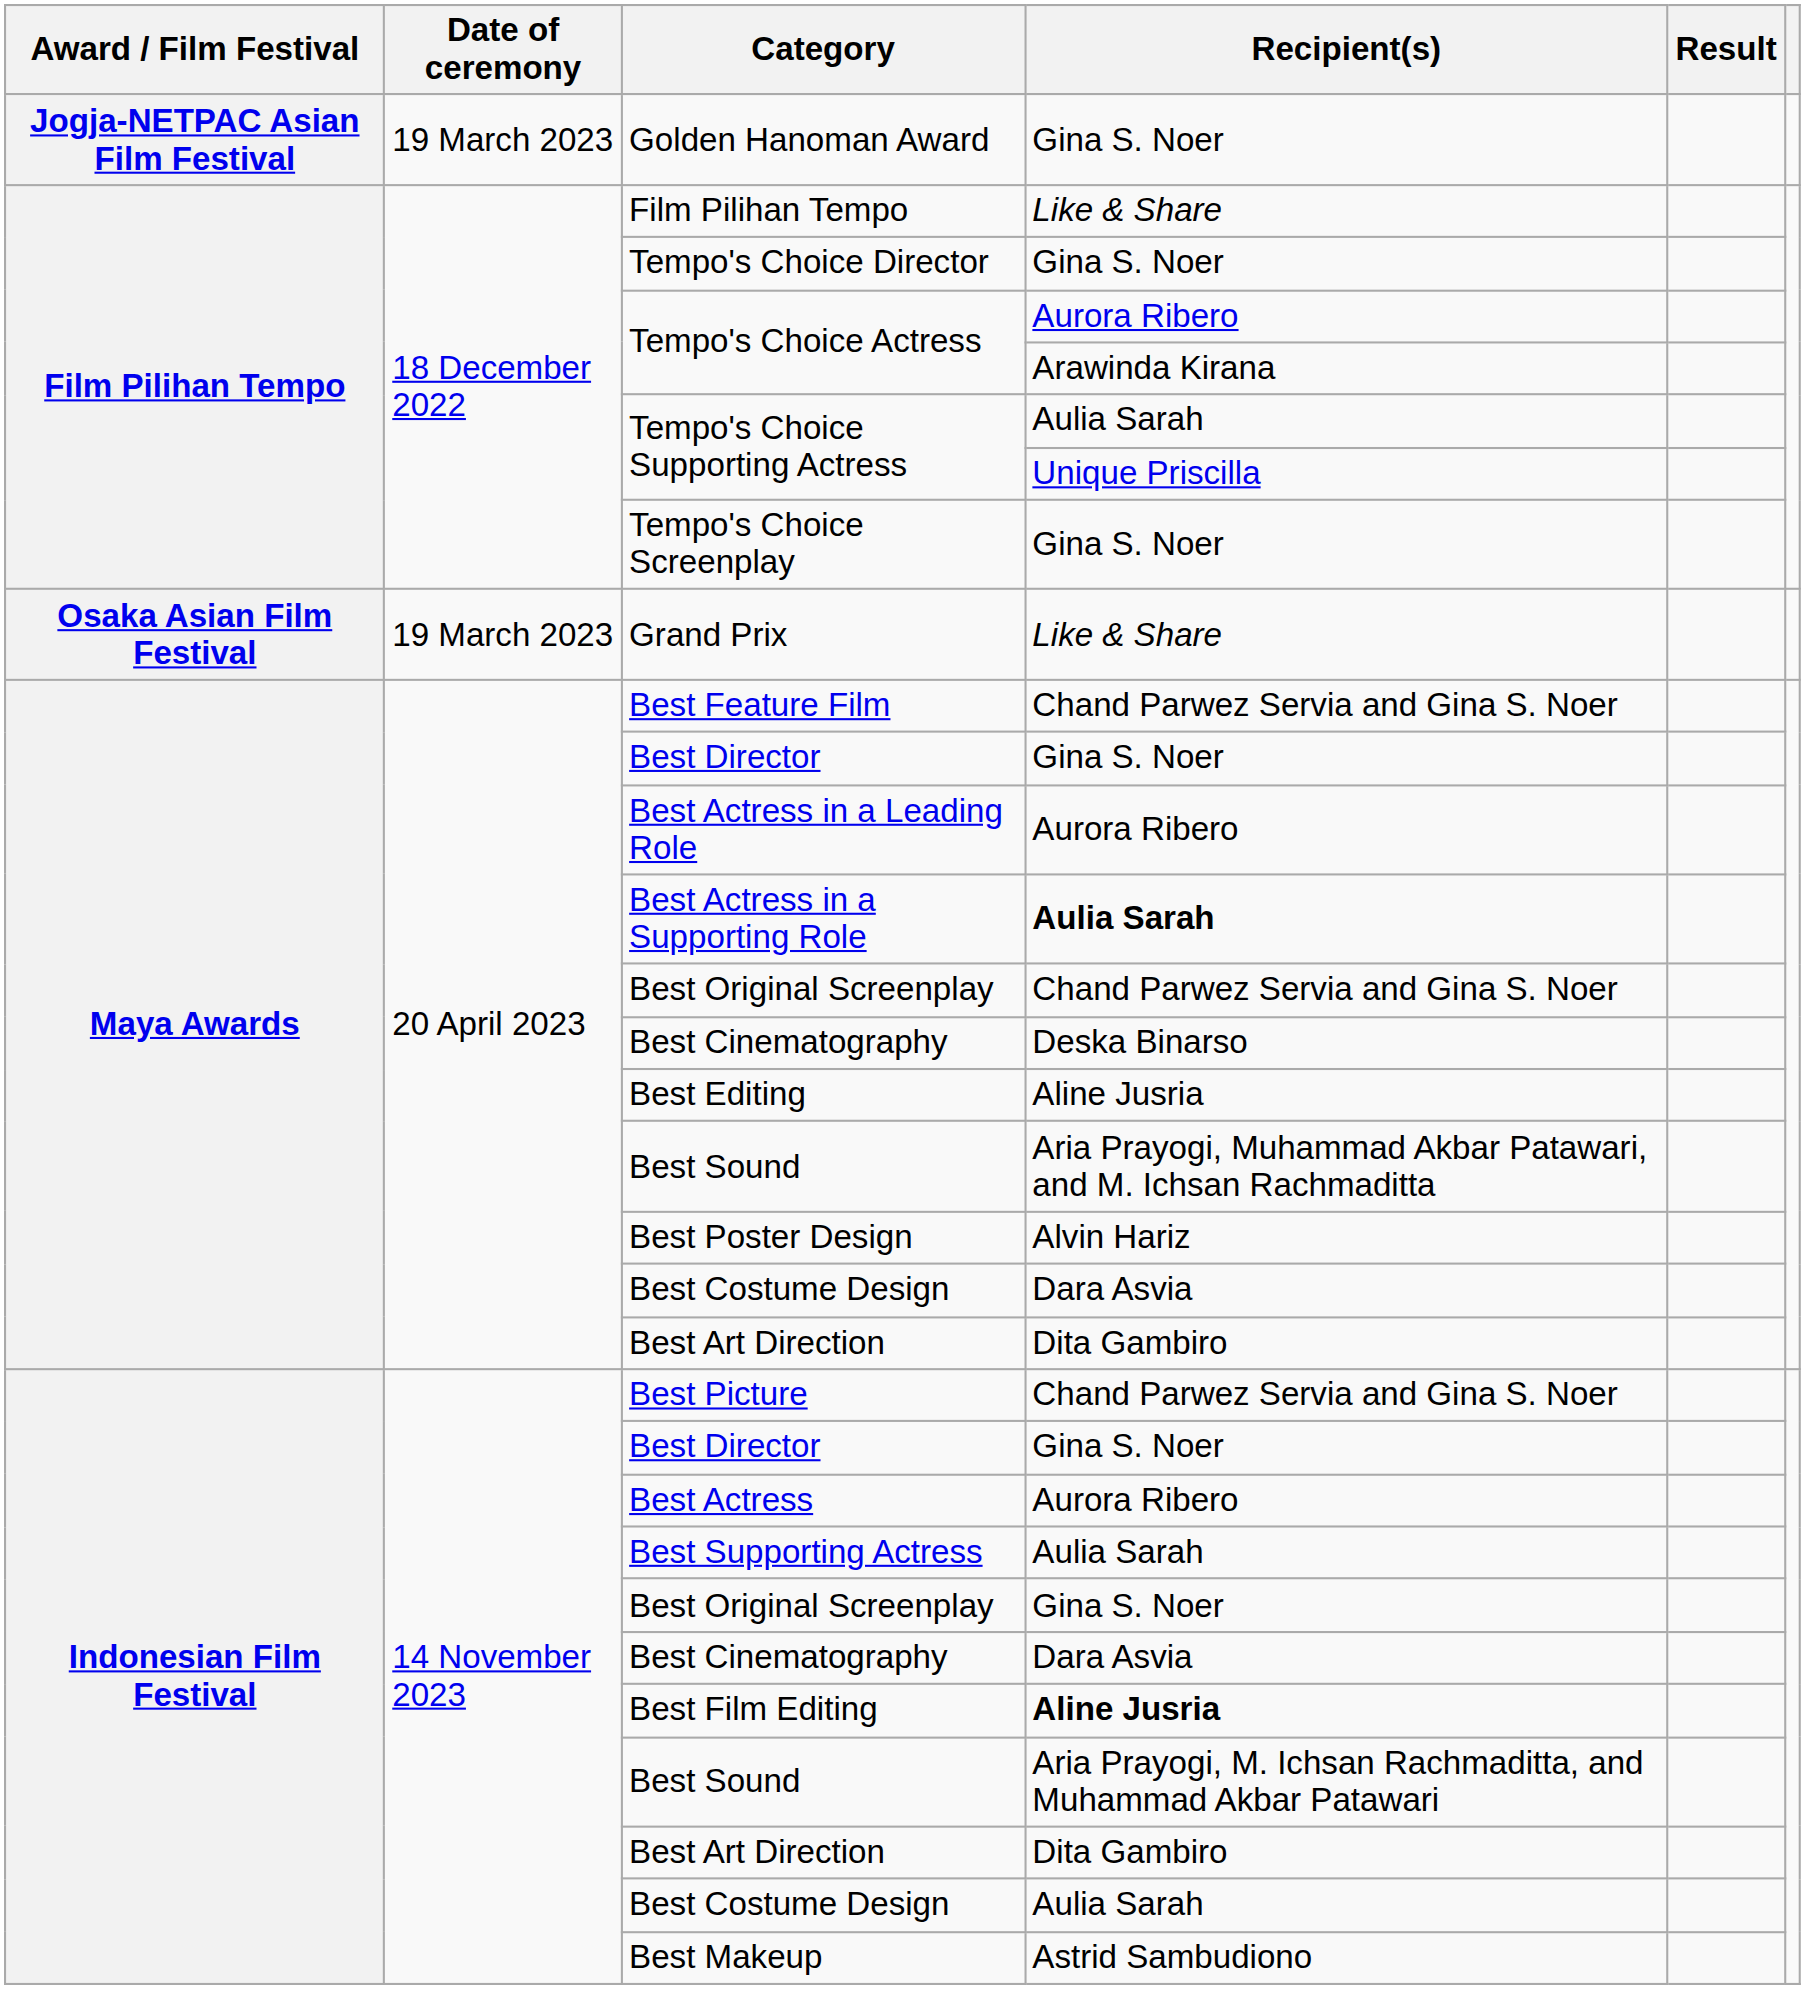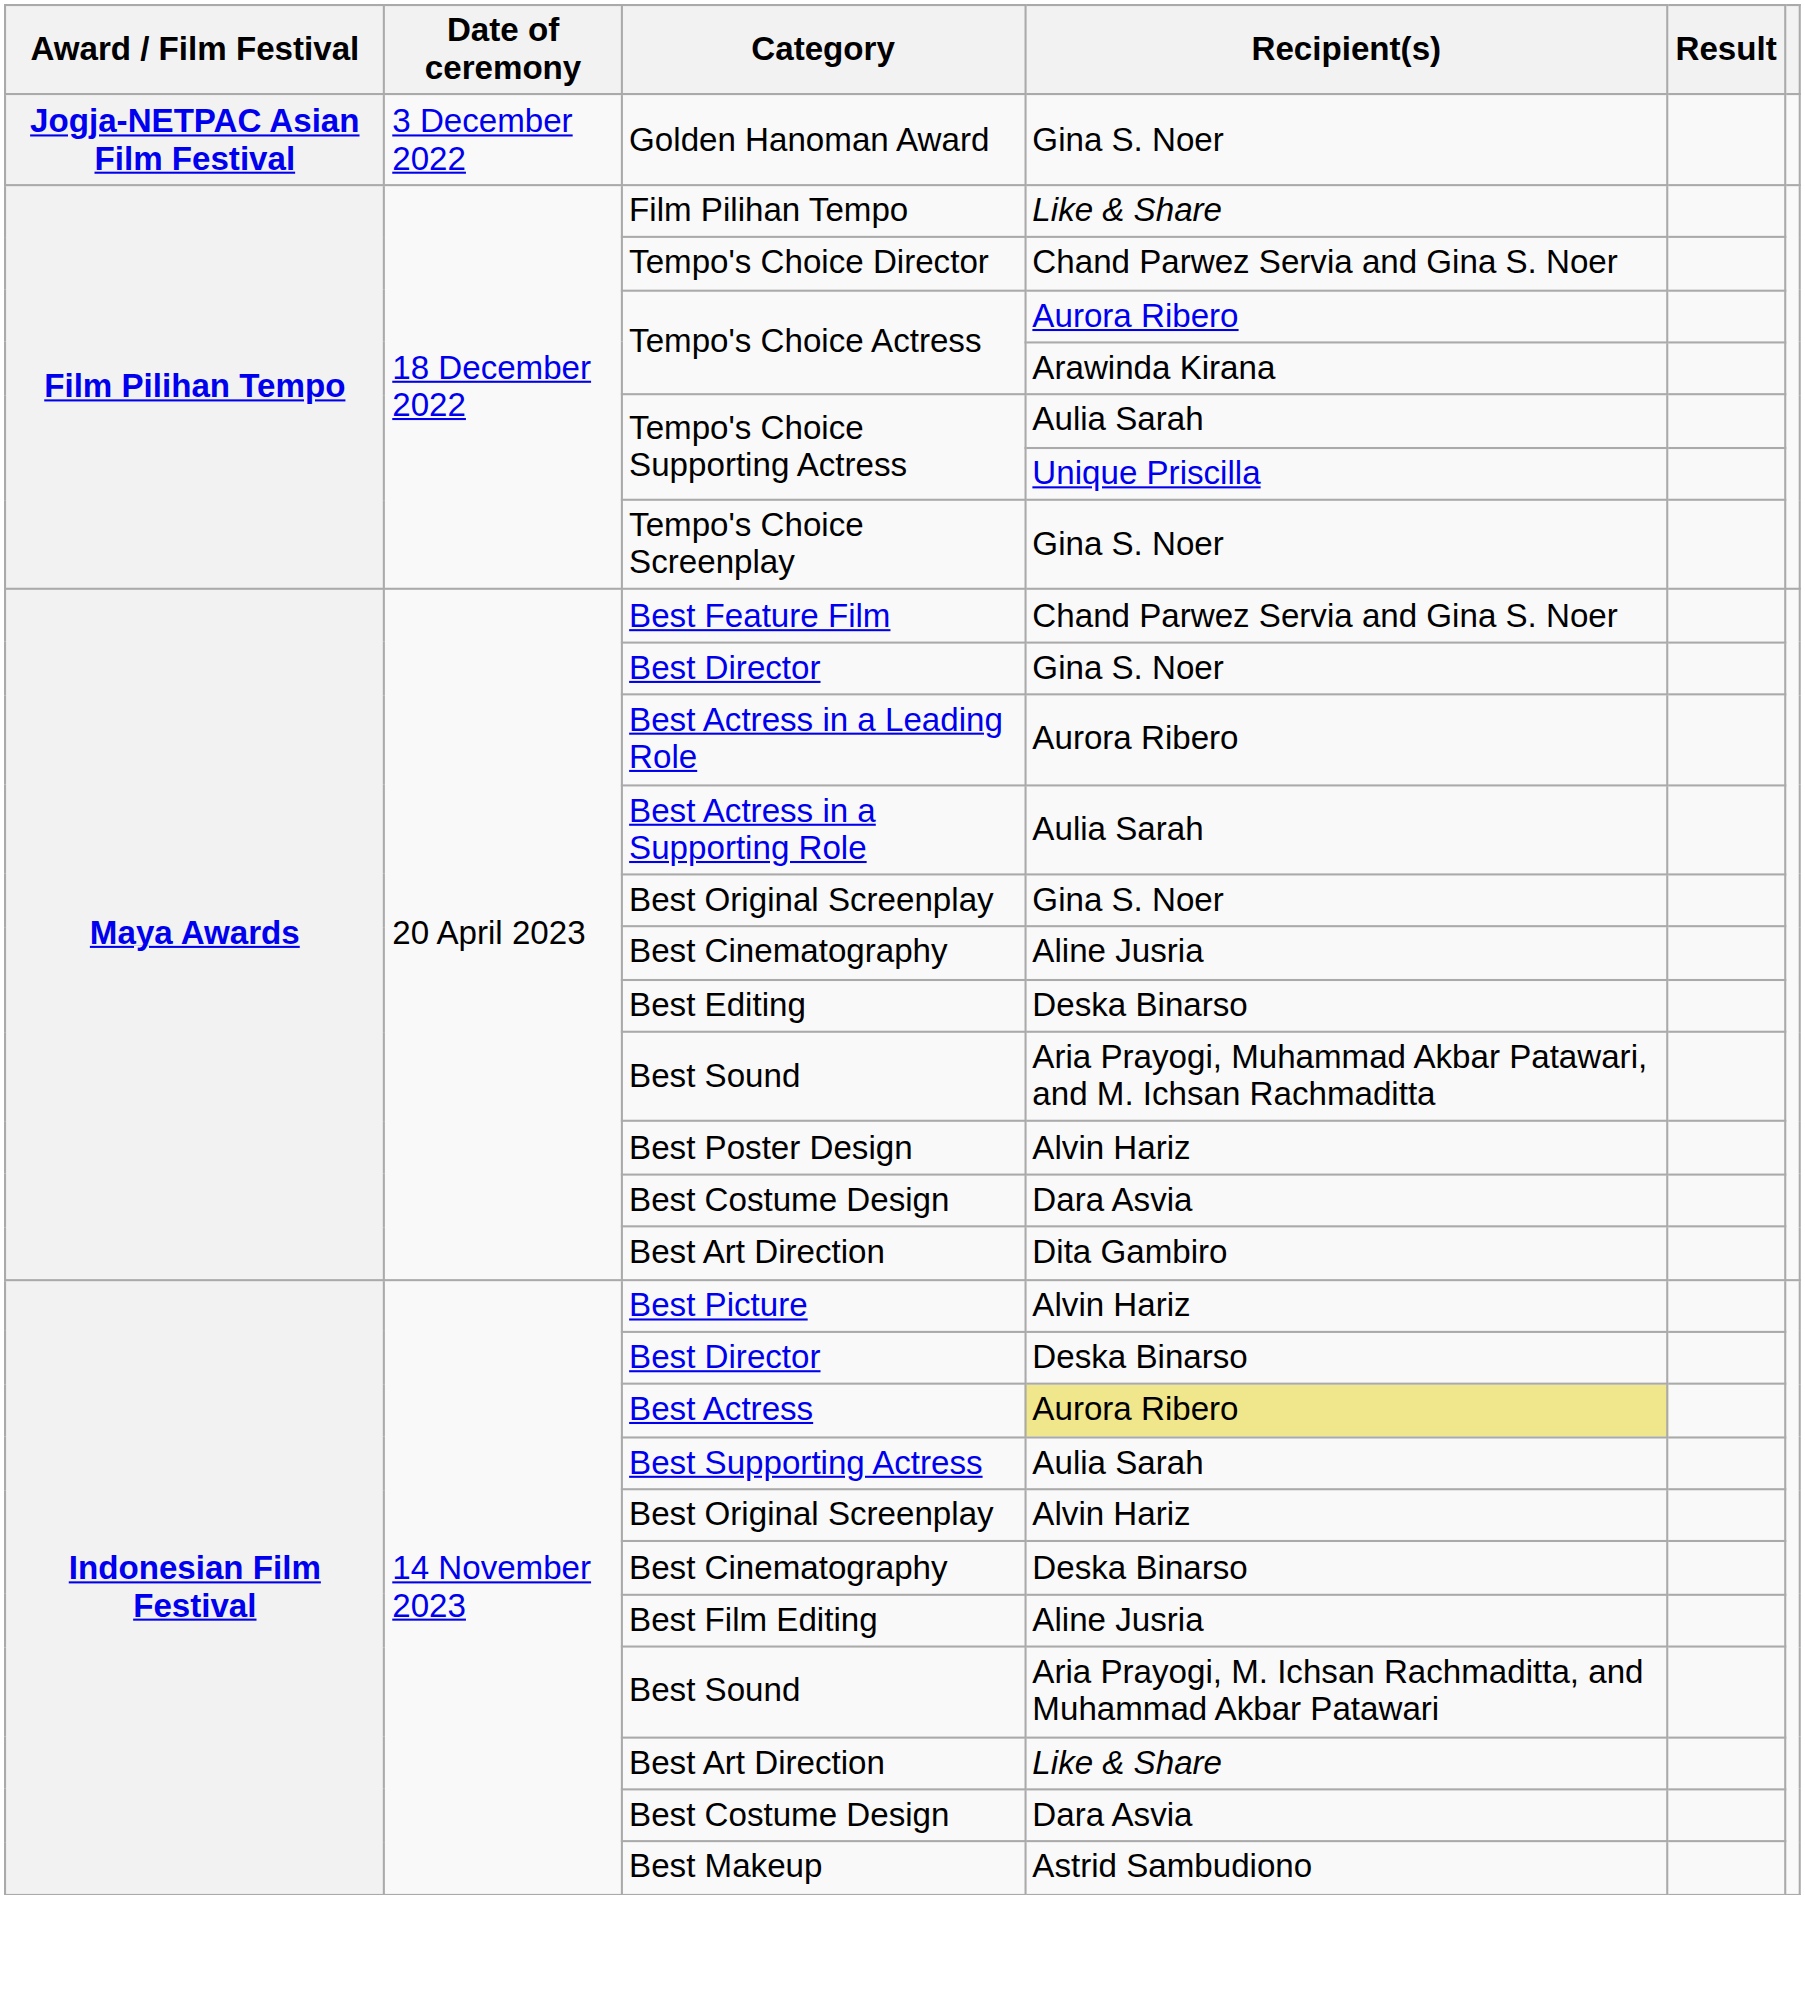(503, 139) 19 March 2023 -> (482, 139) 3 December 2022
(1128, 262) Gina S. Noer -> (1325, 262) Chand Parwez Servia and Gina S. Noer
- row: (195, 633)
(1123, 918) bold -> (1118, 828) normal
(1325, 989) Chand Parwez Servia and Gina S. Noer -> (1128, 899) Gina S. Noer
(1140, 1042) Deska Binarso -> (1118, 952) Aline Jusria
(1118, 1094) Aline Jusria -> (1140, 1004) Deska Binarso
(1325, 1394) Chand Parwez Servia and Gina S. Noer -> (1112, 1304) Alvin Hariz
(1128, 1447) Gina S. Noer -> (1140, 1357) Deska Binarso
(1135, 1499) no background -> (1135, 1409) khaki background
(1128, 1604) Gina S. Noer -> (1112, 1514) Alvin Hariz
(1112, 1657) Dara Asvia -> (1140, 1567) Deska Binarso
(1126, 1709) bold -> (1118, 1620) normal
(1130, 1852) Dita Gambiro -> (1127, 1762) Like & Share
(1118, 1904) Aulia Sarah -> (1112, 1814) Dara Asvia
